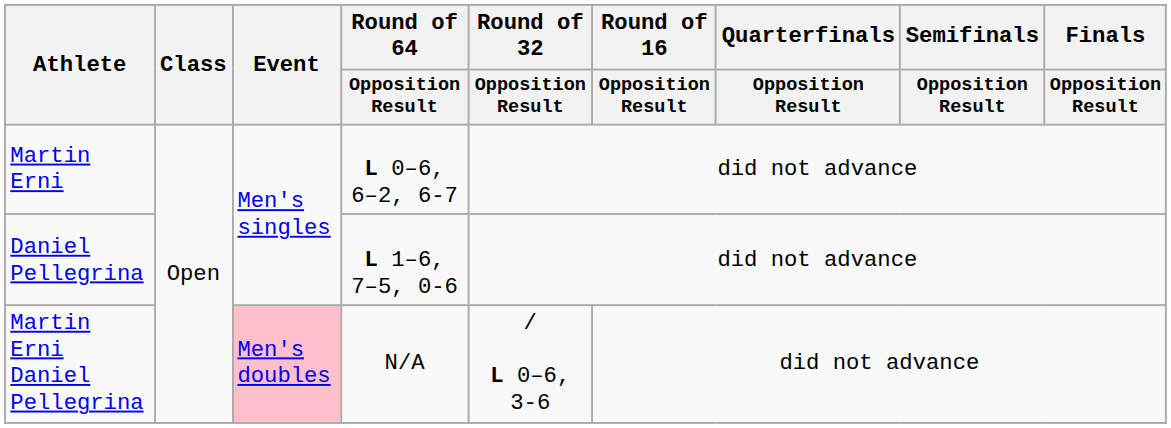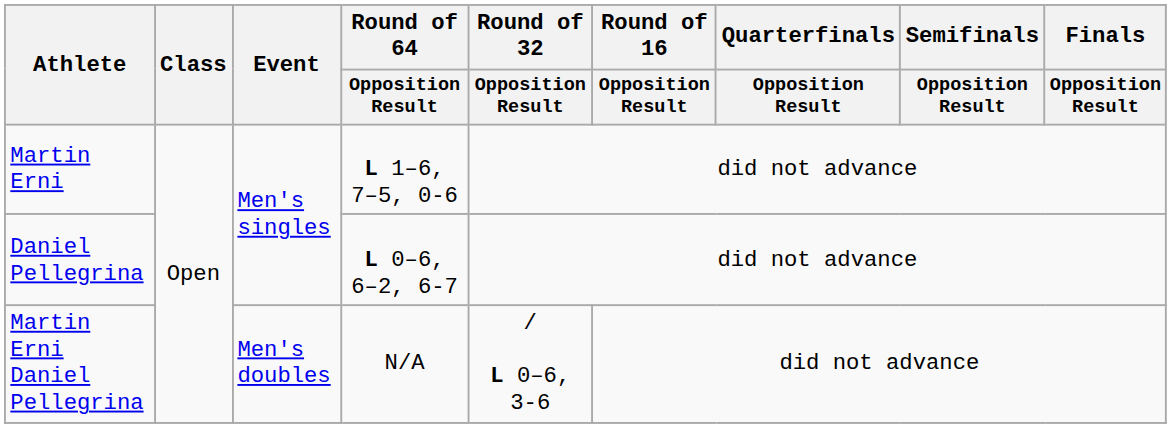(405, 182) L 0–6, 6–2, 6-7 -> (405, 182) L 1–6, 7–5, 0-6
(405, 273) L 1–6, 7–5, 0-6 -> (405, 273) L 0–6, 6–2, 6-7
(284, 363) pink background -> (284, 363) no background
